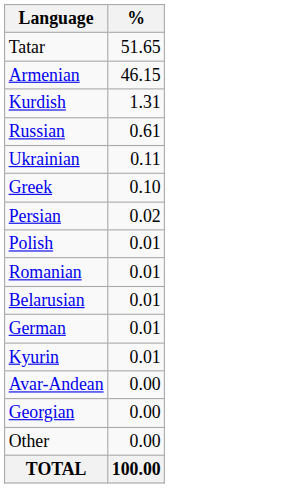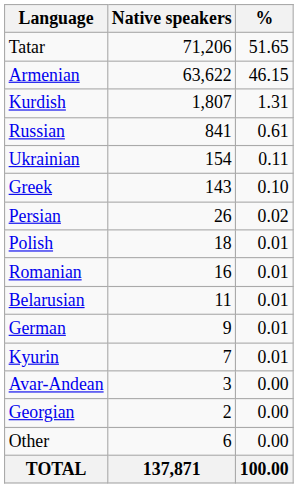+ column: (172, 18)
